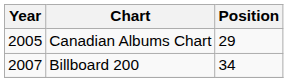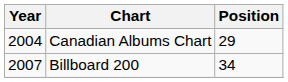(25, 41) 2005 -> (25, 41) 2004
